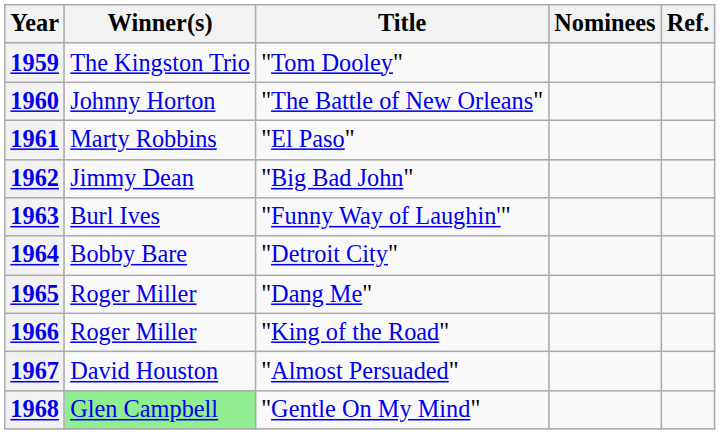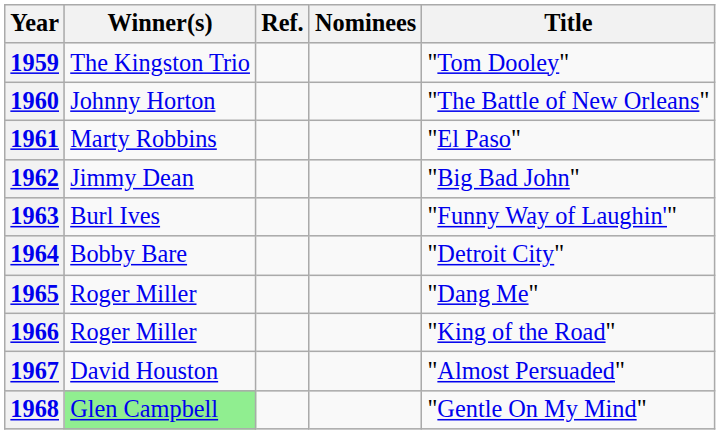columns swapped: (402, 23) <-> (688, 23)
